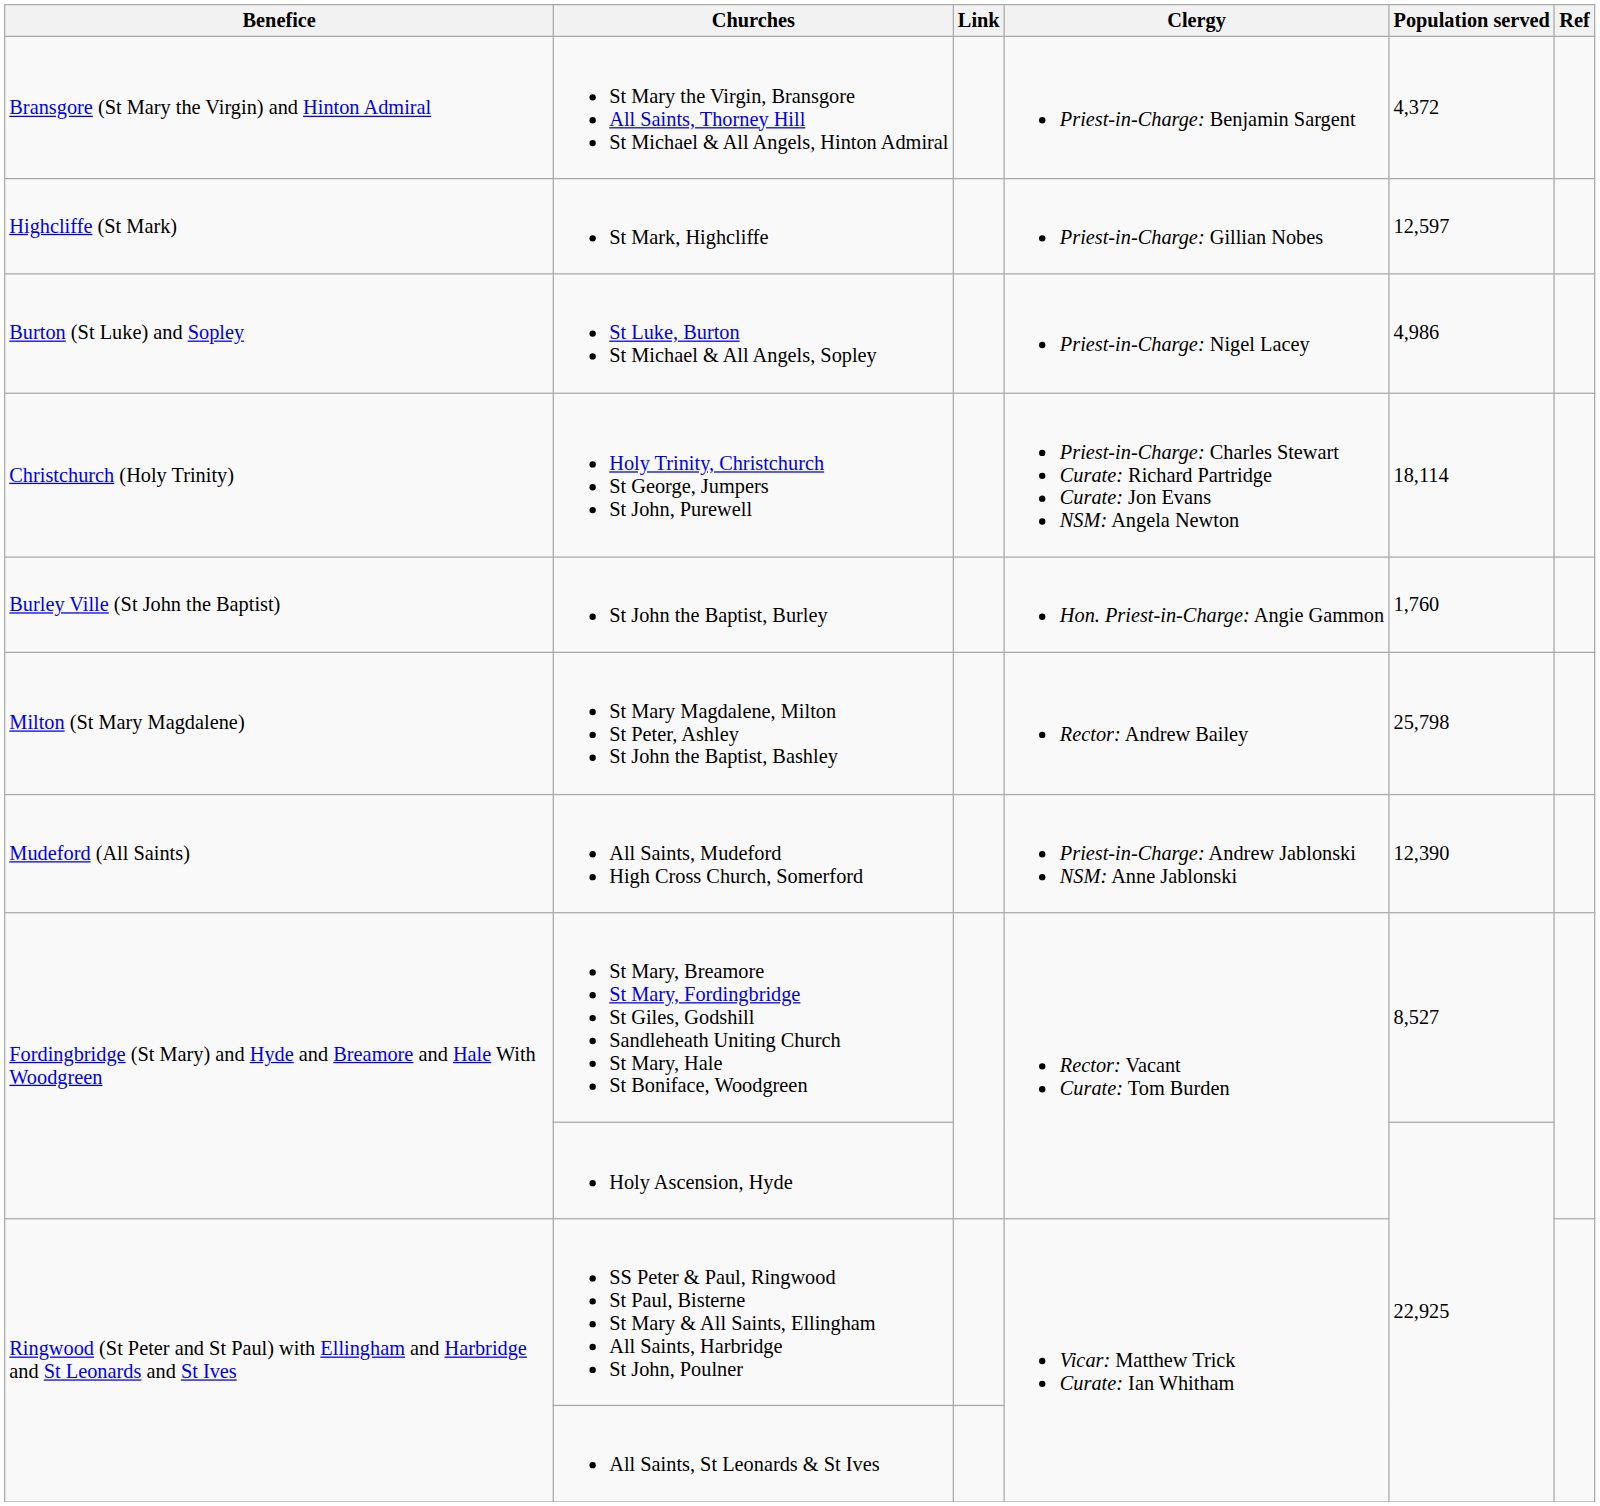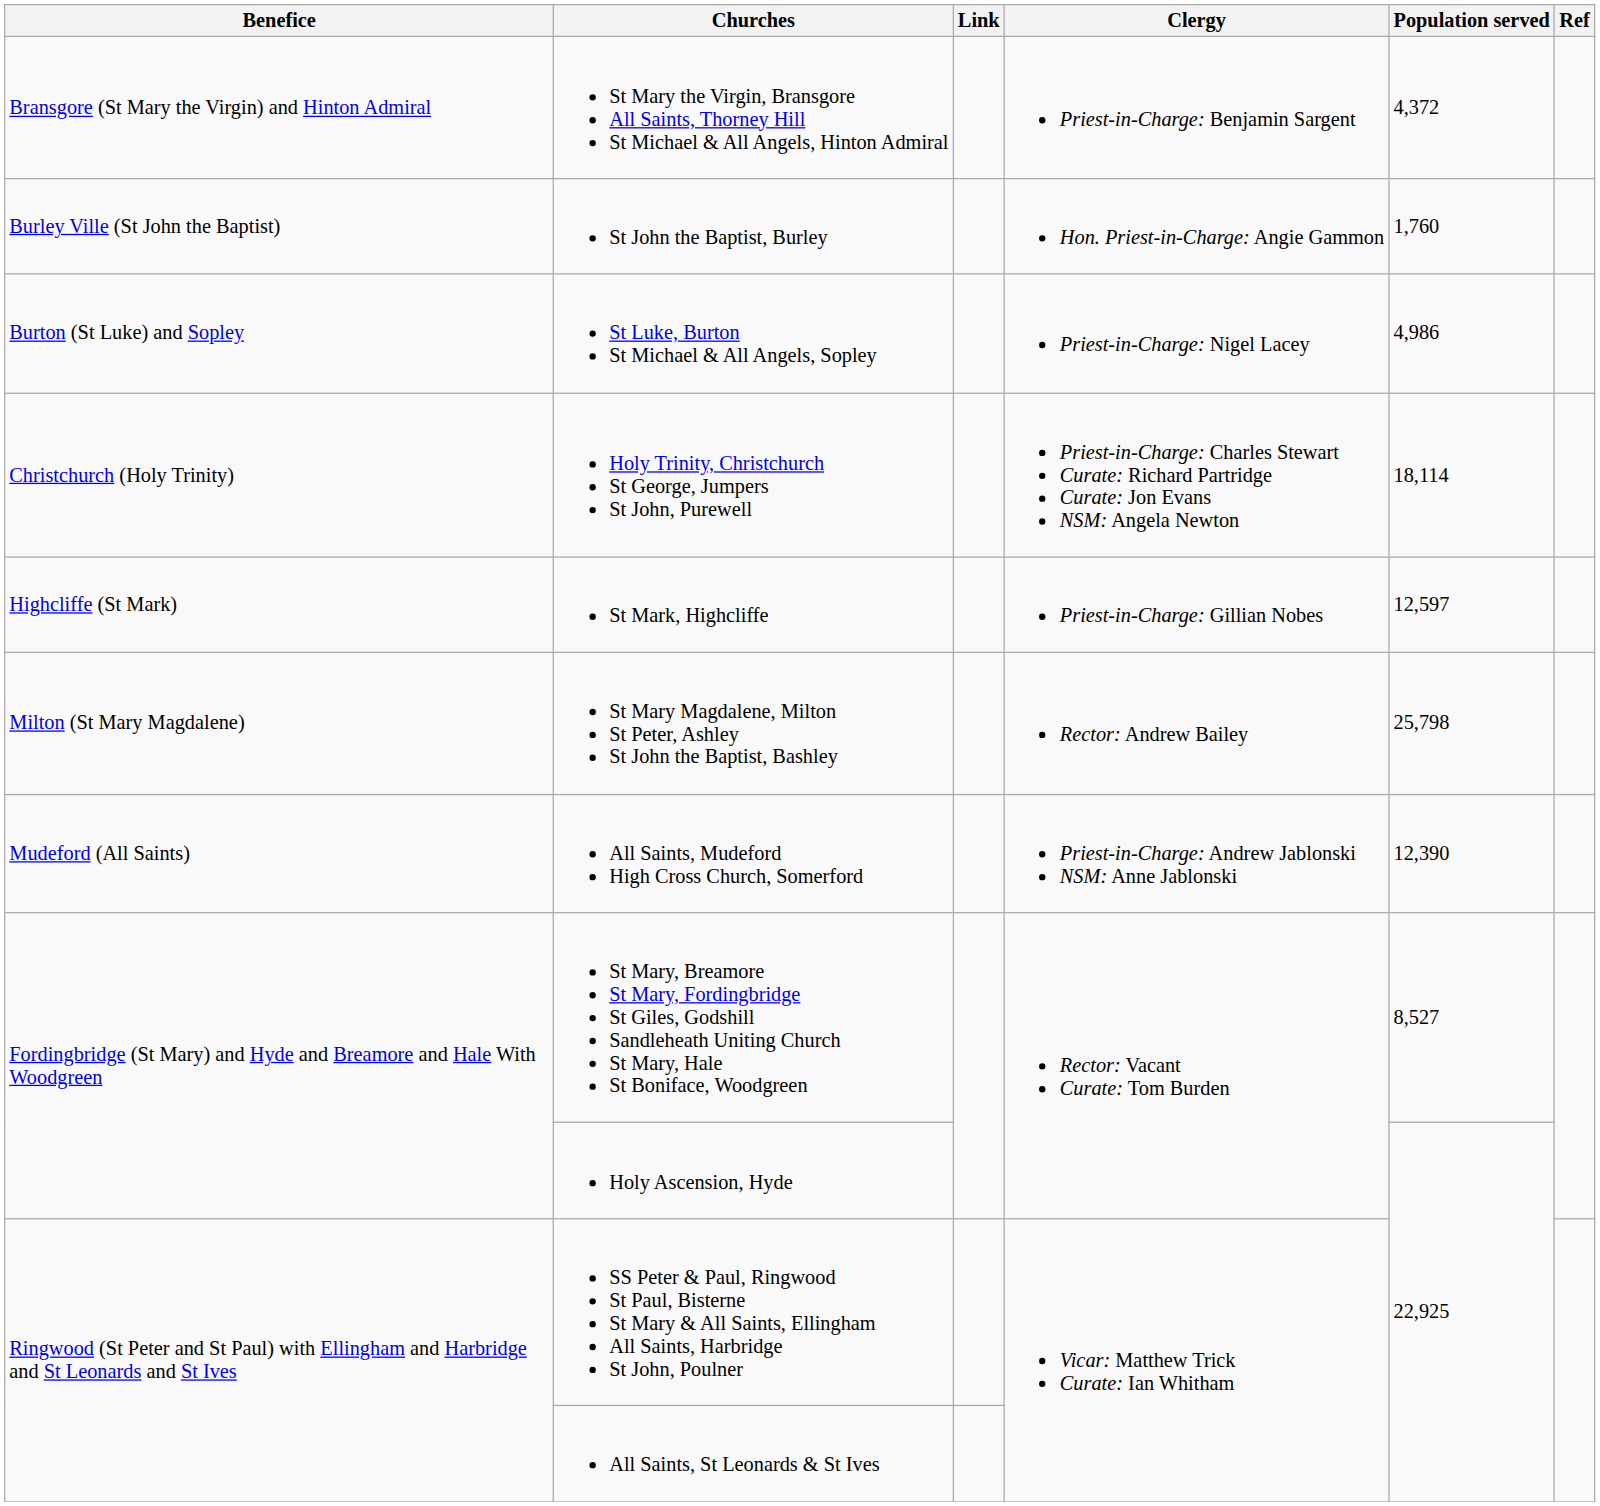rows swapped: (753, 616) <-> (753, 238)
